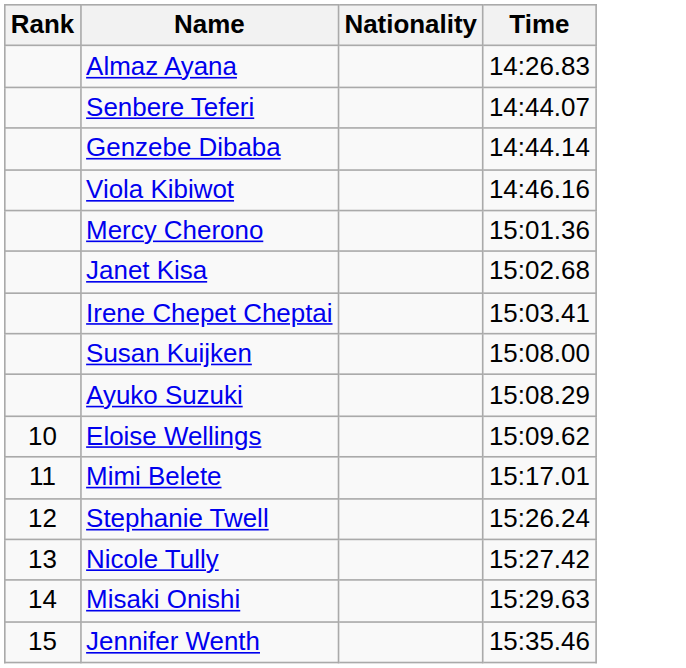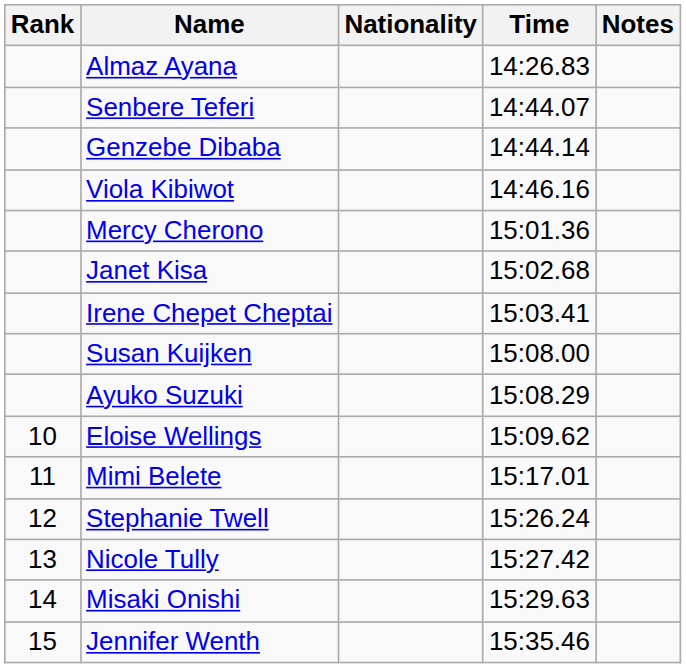+ column: (638, 25)
